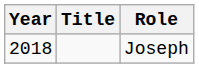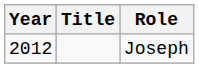(31, 49) 2018 -> (31, 49) 2012
